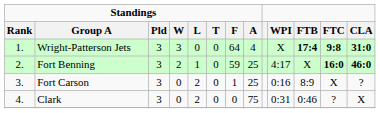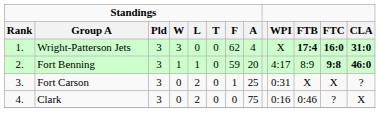(234, 47) 64 -> (234, 47) 62
(334, 47) 9:8 -> (334, 47) 16:0
(179, 64) 2 -> (179, 64) 1
(253, 64) 25 -> (253, 64) 20
(307, 64) X -> (307, 64) 8:9
(334, 64) 16:0 -> (334, 64) 9:8
(281, 82) 0:16 -> (281, 82) 0:31
(307, 82) 8:9 -> (307, 82) X
(281, 99) 0:31 -> (281, 99) 0:16
